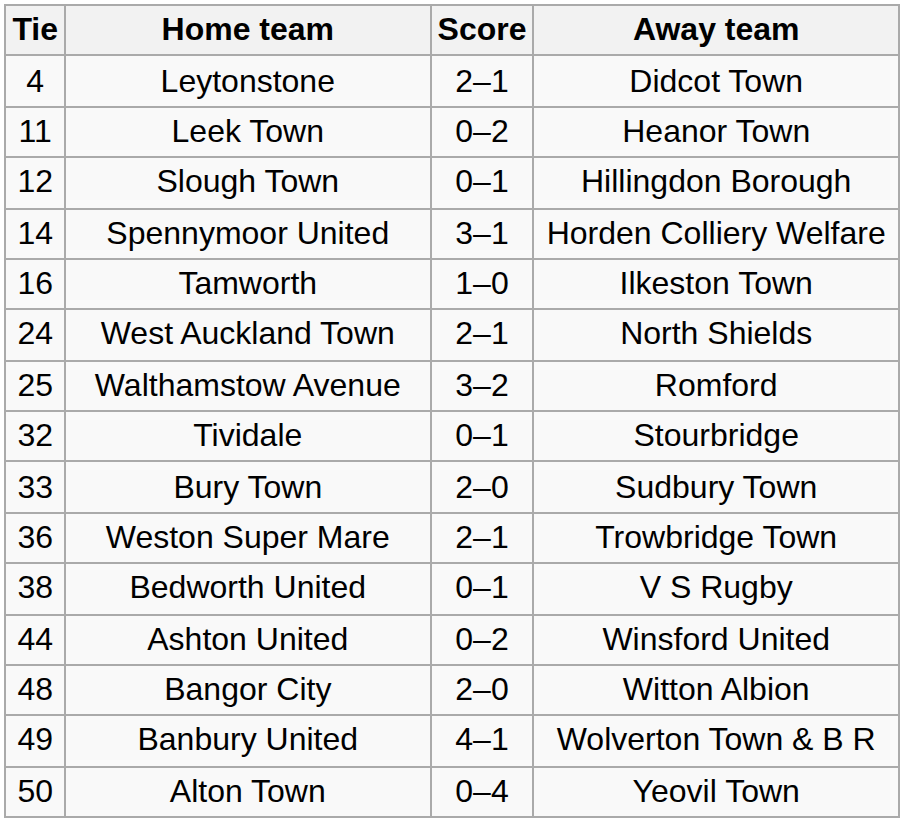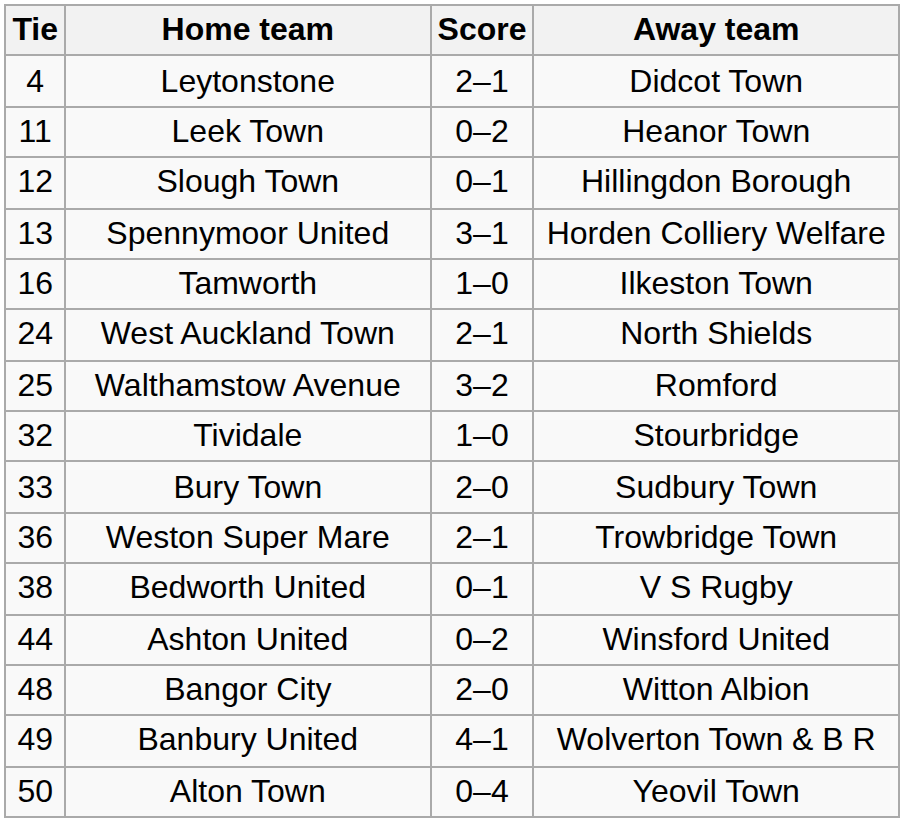(35, 232) 14 -> (35, 232) 13
(482, 435) 0–1 -> (482, 435) 1–0
